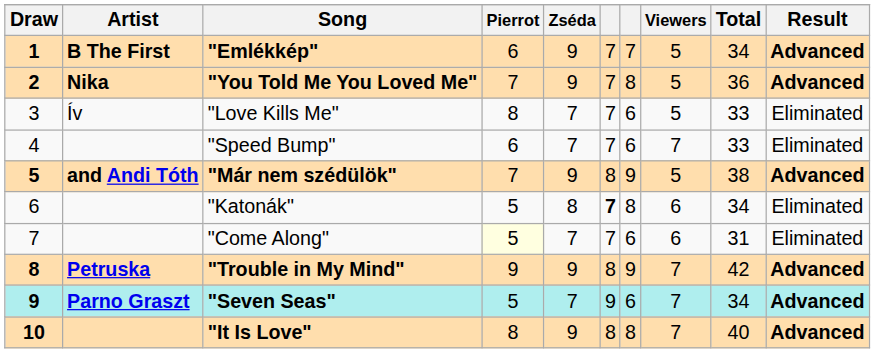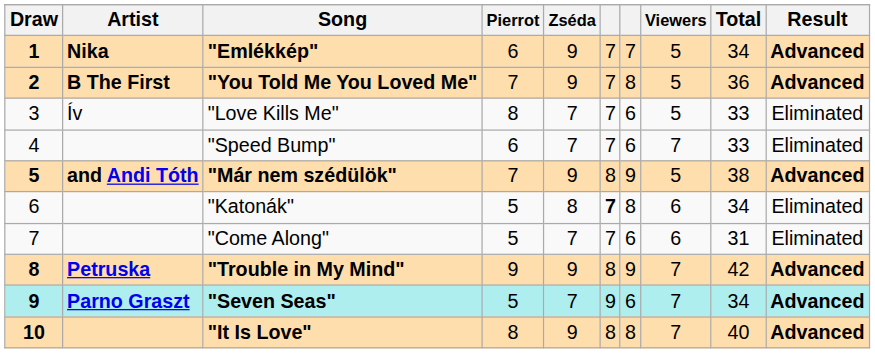(118, 51) B The First -> (88, 51) Nika
(88, 82) Nika -> (118, 82) B The First
(513, 238) lightyellow background -> (513, 238) no background
